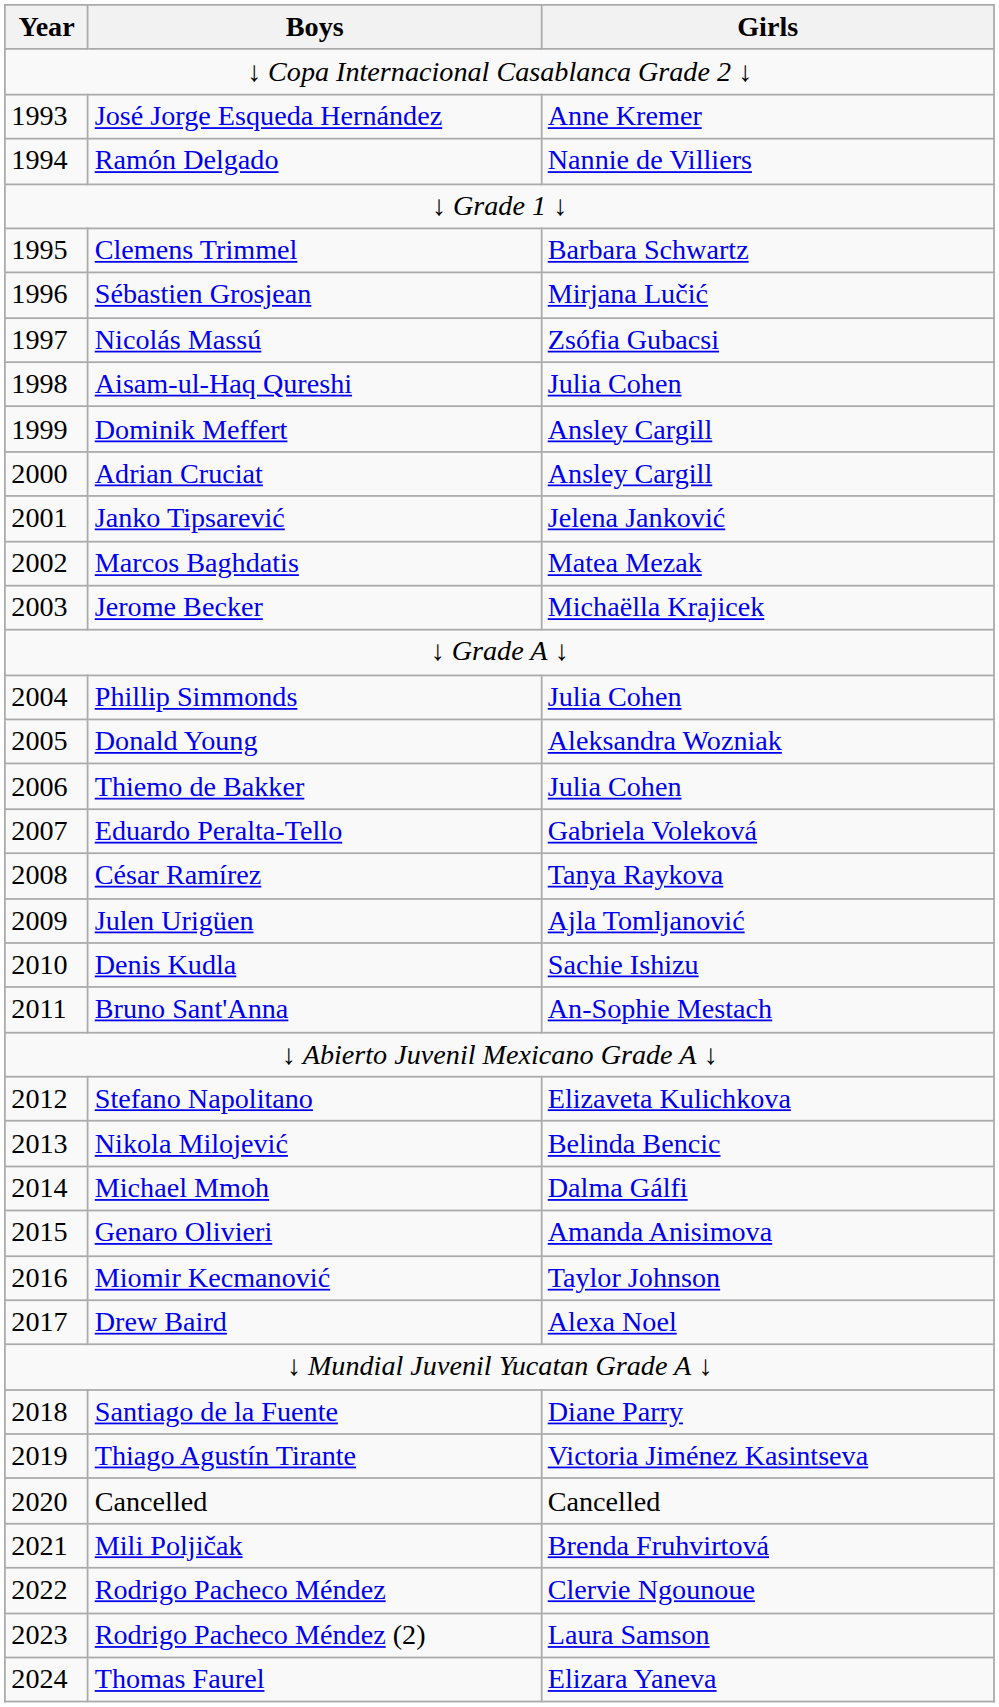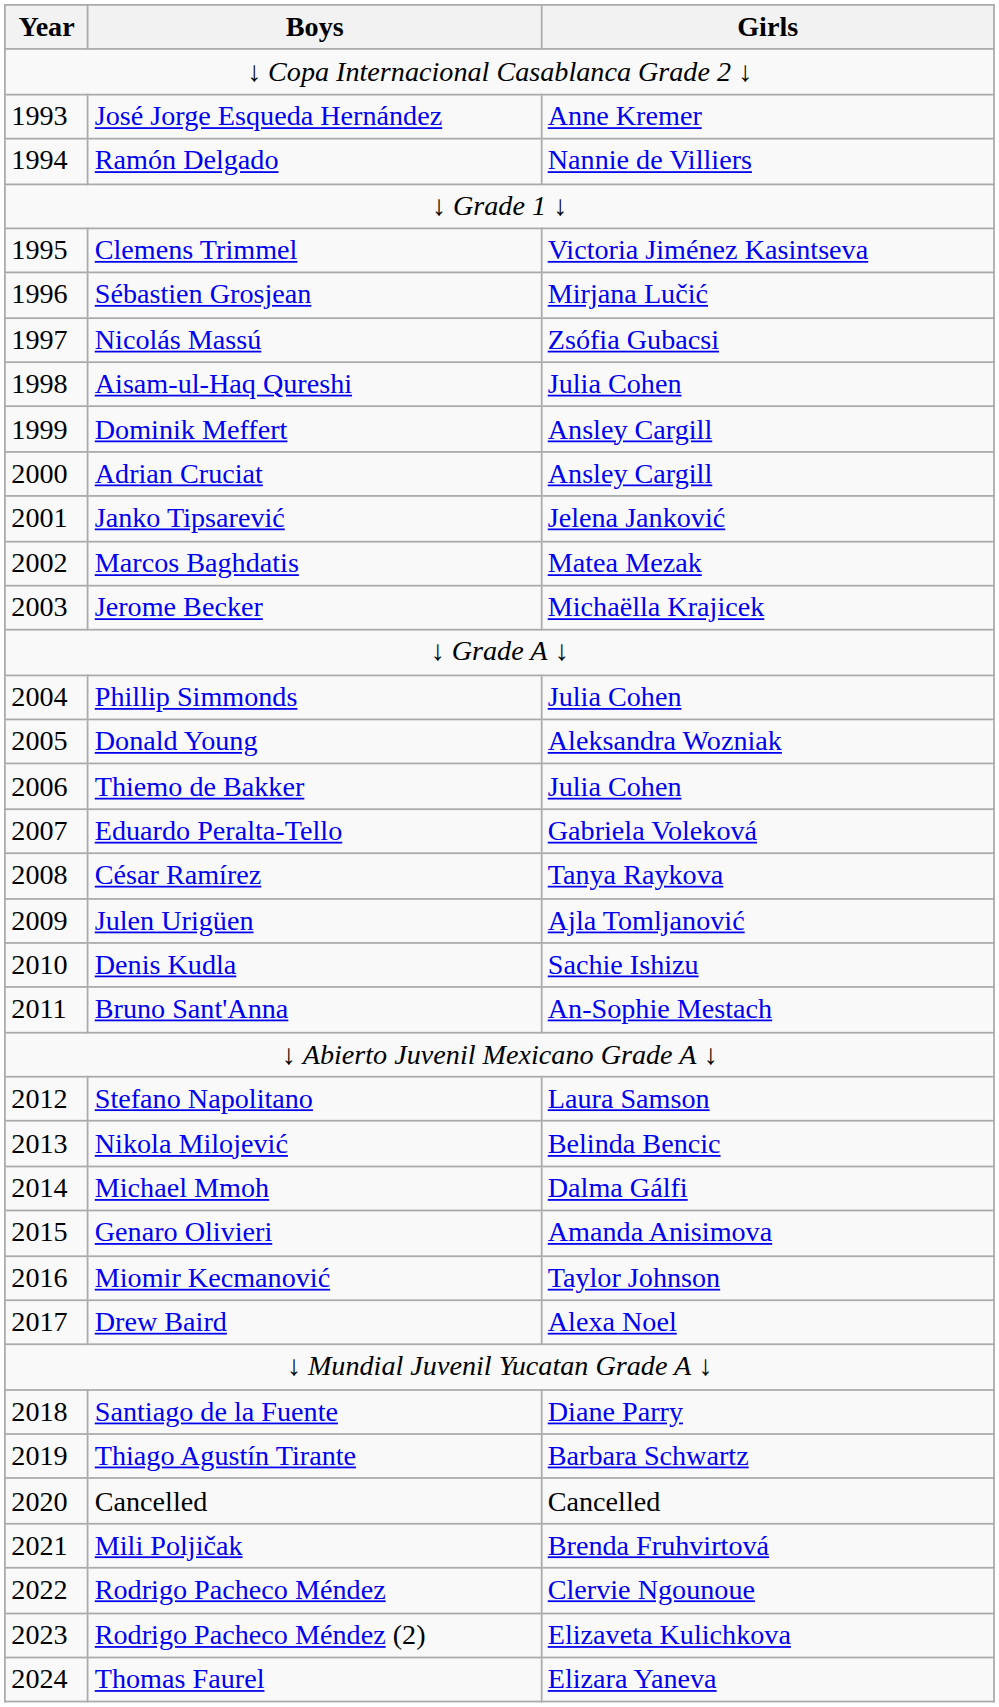(648, 250) Barbara Schwartz -> (708, 250) Victoria Jiménez Kasintseva
(669, 1098) Elizaveta Kulichkova -> (629, 1098) Laura Samson
(708, 1455) Victoria Jiménez Kasintseva -> (648, 1455) Barbara Schwartz
(629, 1634) Laura Samson -> (669, 1634) Elizaveta Kulichkova
